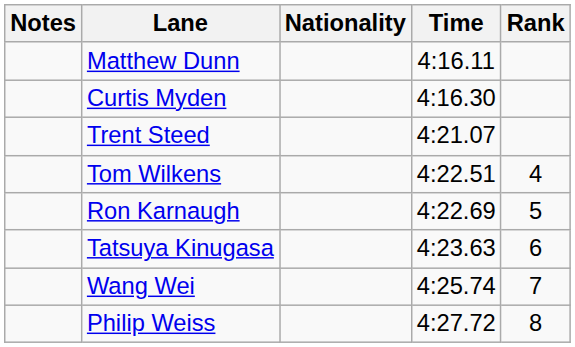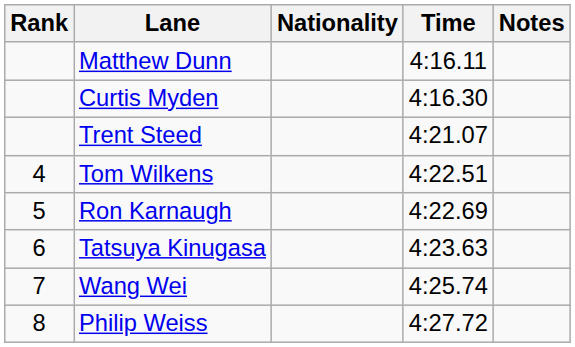columns swapped: (536, 23) <-> (43, 23)
